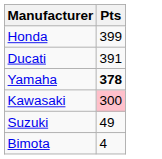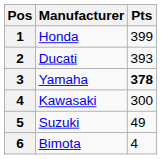+ column: (20, 15)
(111, 58) 391 -> (142, 58) 393
(111, 101) pink background -> (142, 101) no background
